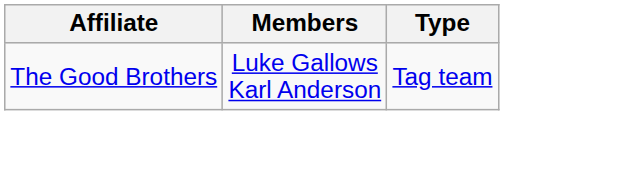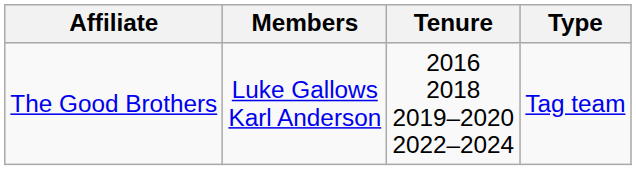+ column: (453, 23)
